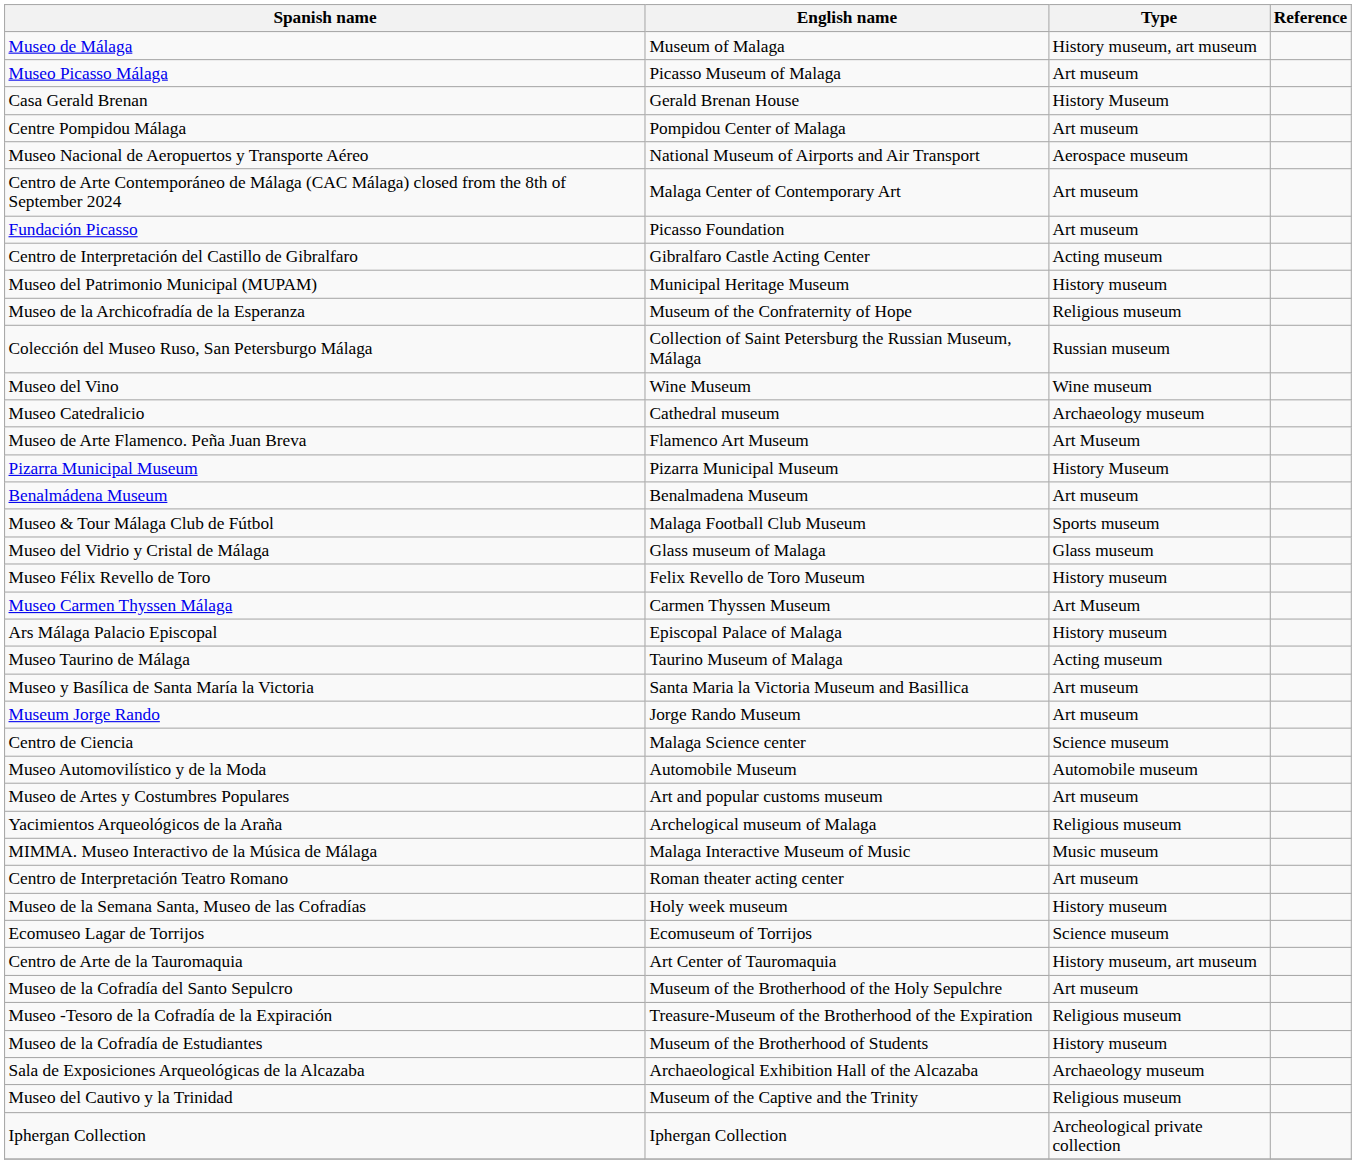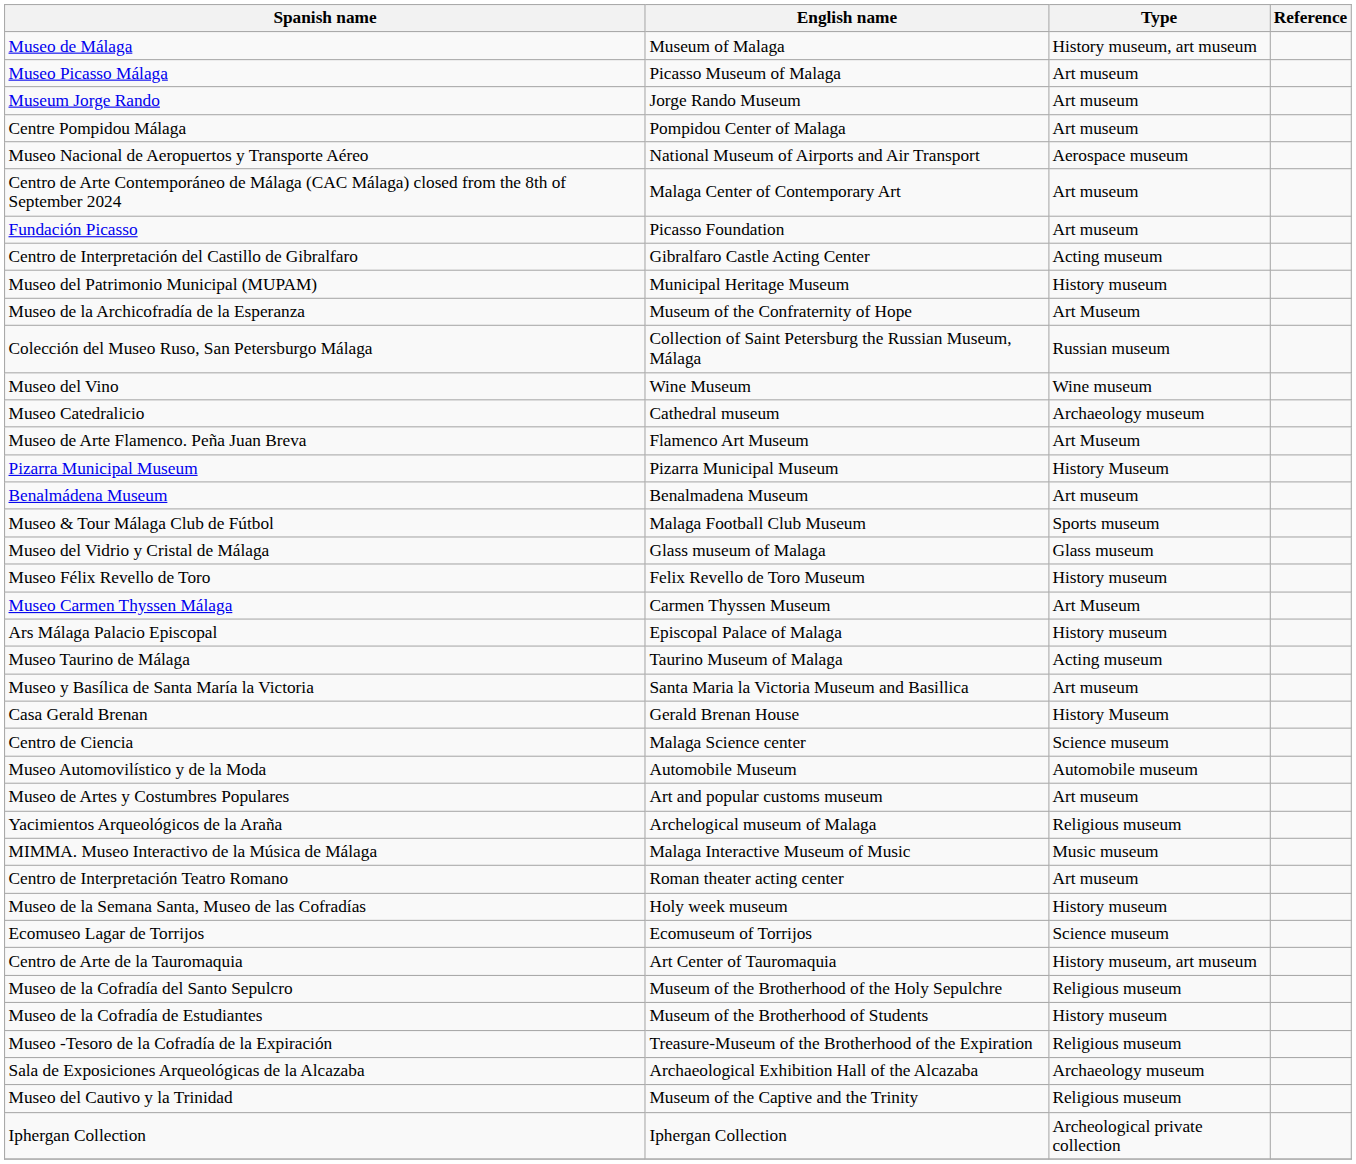rows swapped: (84, 714) <-> (78, 100)
(1117, 311) Religious museum -> (1096, 311) Art Museum
(1095, 988) Art museum -> (1117, 988) Religious museum
rows swapped: (170, 1016) <-> (135, 1043)
